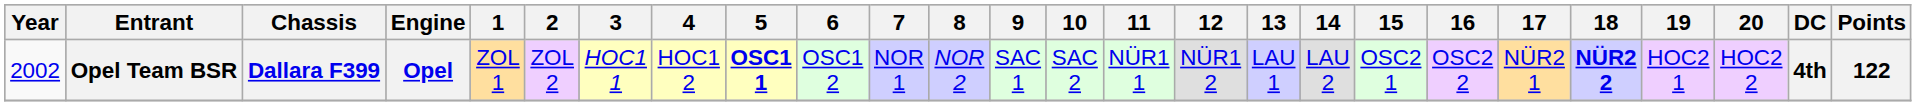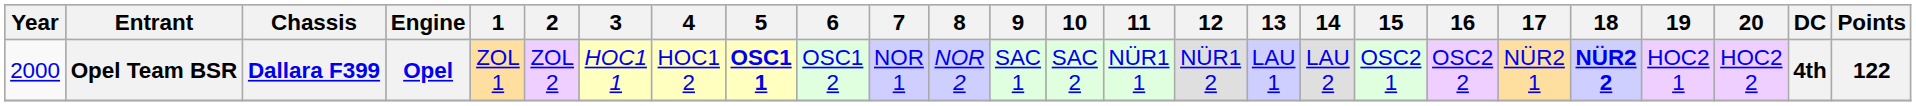(35, 70) 2002 -> (35, 70) 2000
